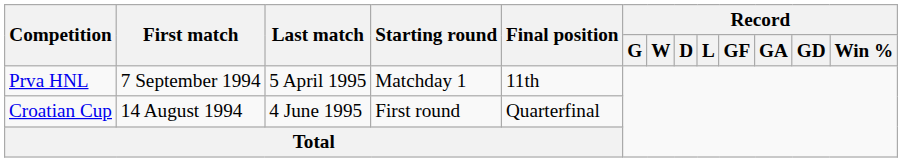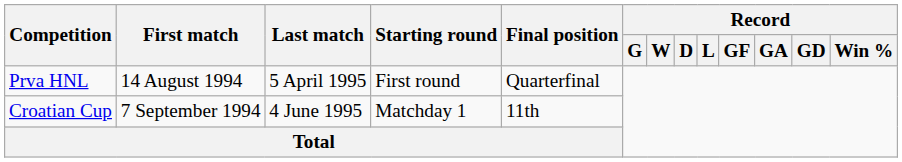(191, 80) 7 September 1994 -> (182, 80) 14 August 1994
(421, 80) Matchday 1 -> (418, 80) First round
(523, 80) 11th -> (553, 80) Quarterfinal
(182, 111) 14 August 1994 -> (191, 111) 7 September 1994
(418, 111) First round -> (421, 111) Matchday 1
(553, 111) Quarterfinal -> (523, 111) 11th
